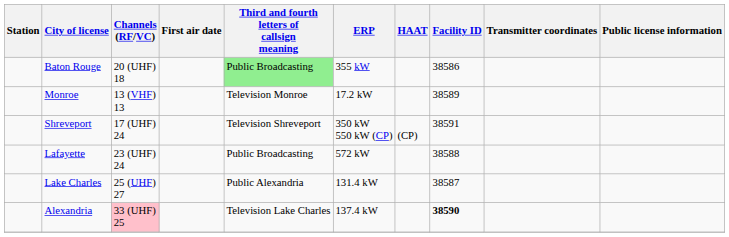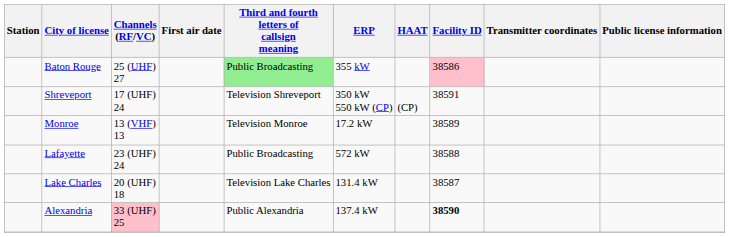(135, 72) 20 (UHF) 18 -> (135, 72) 25 (UHF) 27
(446, 66) no background -> (446, 66) pink background
rows swapped: (61, 95) <-> (68, 124)
(135, 188) 25 (UHF) 27 -> (135, 188) 20 (UHF) 18
(265, 182) Public Alexandria -> (279, 182) Television Lake Charles
(279, 211) Television Lake Charles -> (265, 211) Public Alexandria
